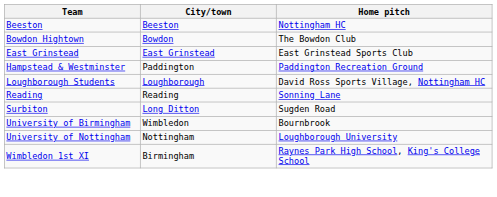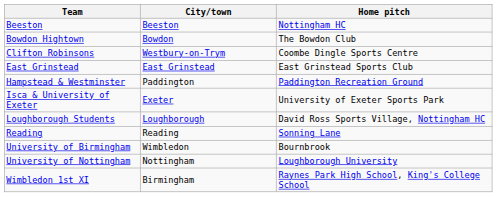+ row: (50, 53)
+ row: (58, 100)
- row: (27, 109)
